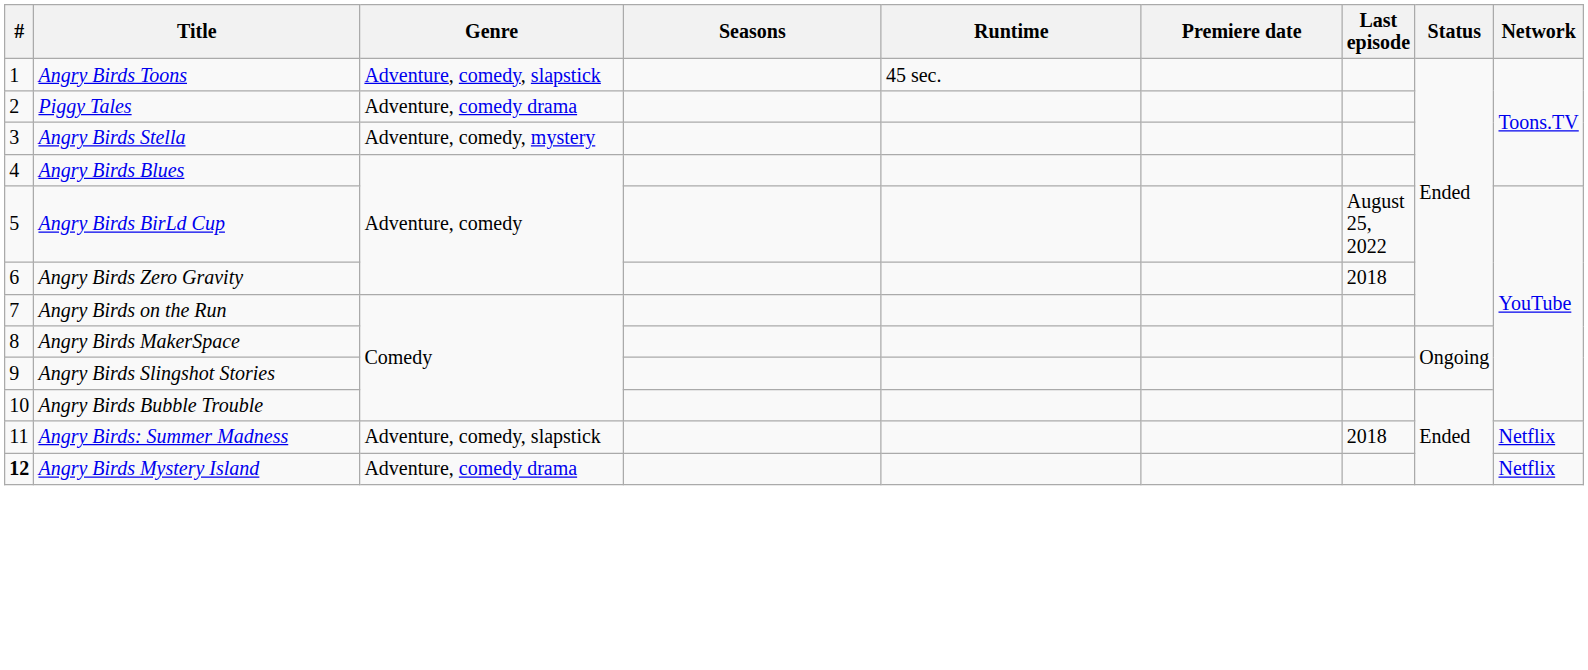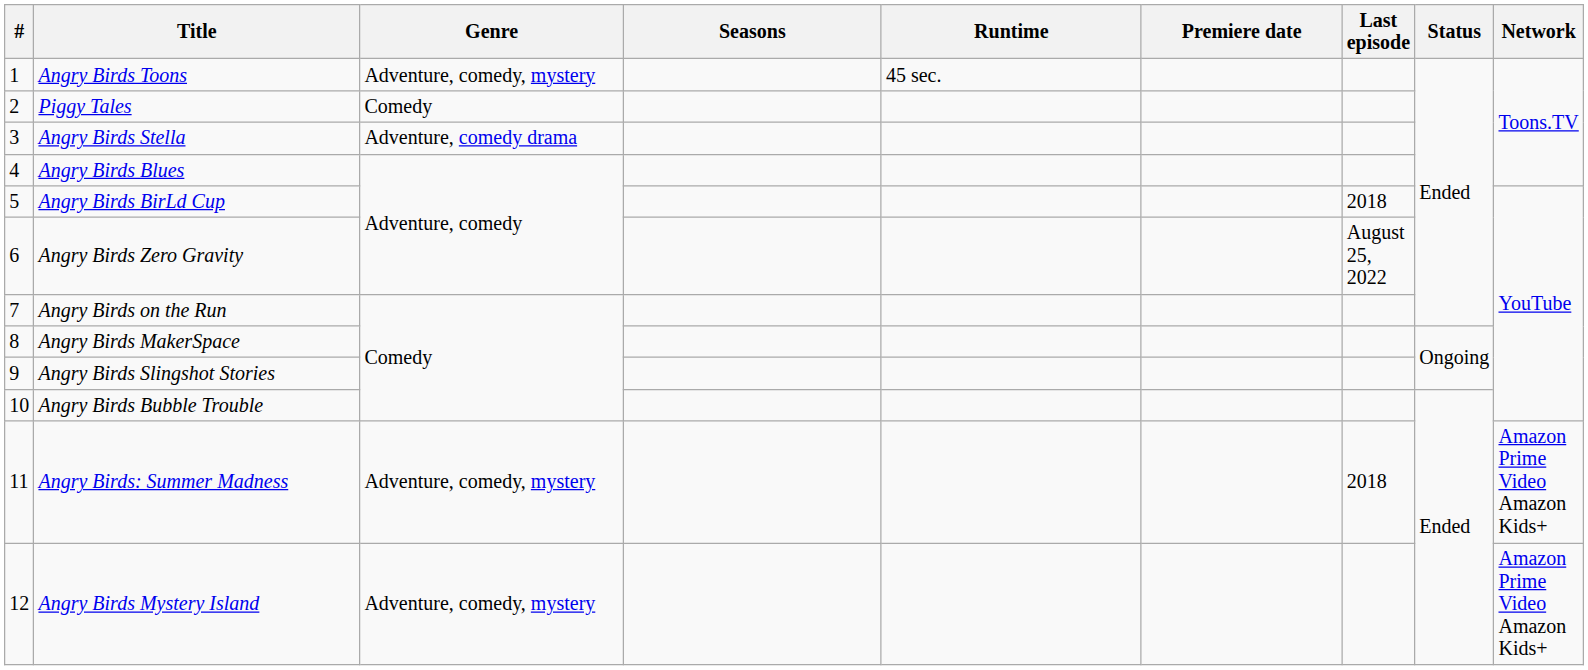(483, 74) Adventure, comedy, slapstick -> (480, 74) Adventure, comedy, mystery
(471, 106) Adventure, comedy drama -> (398, 106) Comedy
(480, 138) Adventure, comedy, mystery -> (471, 138) Adventure, comedy drama
(1376, 223) August 25, 2022 -> (1367, 201) 2018
(1367, 278) 2018 -> (1376, 255) August 25, 2022
(483, 436) Adventure, comedy, slapstick -> (480, 481) Adventure, comedy, mystery
(1527, 436) Netflix -> (1532, 481) Amazon Prime Video Amazon Kids+
(19, 468) bold -> (19, 603) normal
(471, 468) Adventure, comedy drama -> (480, 603) Adventure, comedy, mystery
(1527, 468) Netflix -> (1532, 603) Amazon Prime Video Amazon Kids+
